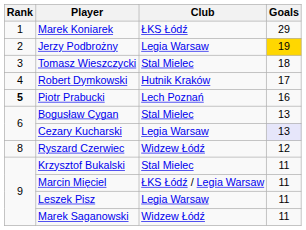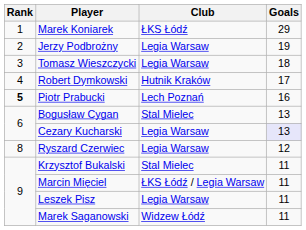(284, 47) gold background -> (284, 47) no background
(167, 64) Stal Mielec -> (175, 64) Legia Warsaw
(173, 149) Widzew Łódź -> (175, 149) Legia Warsaw
